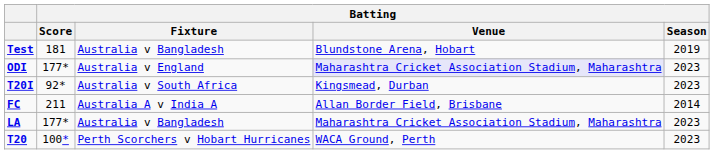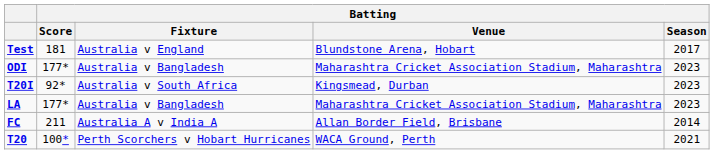(151, 49) Australia v Bangladesh -> (141, 49) Australia v England
(687, 49) 2019 -> (687, 49) 2017
(141, 67) Australia v England -> (151, 67) Australia v Bangladesh
(489, 67) lavender background -> (489, 67) no background
rows swapped: (14, 103) <-> (14, 121)
(687, 139) 2023 -> (687, 139) 2021
